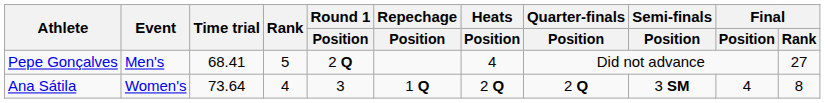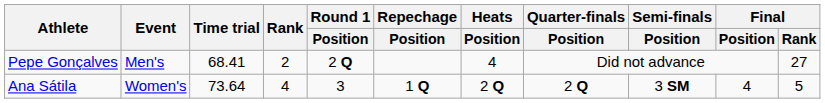(285, 63) 5 -> (285, 63) 2
(799, 86) 8 -> (799, 86) 5
